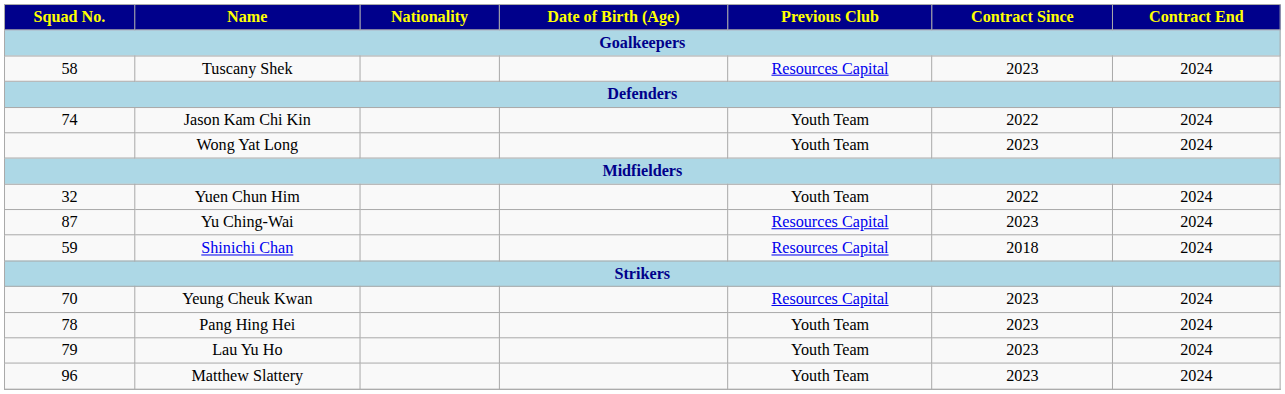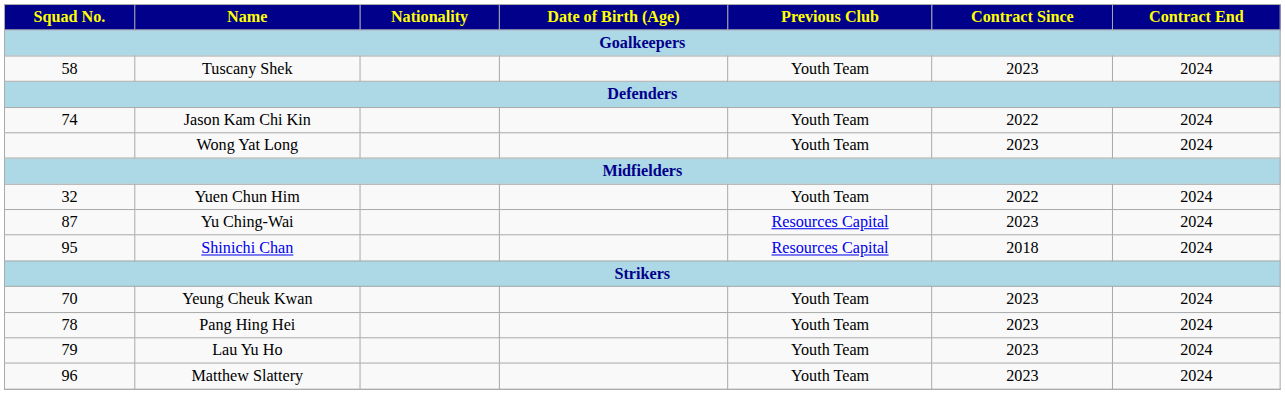(830, 68) Resources Capital -> (830, 68) Youth Team
(69, 247) 59 -> (69, 247) 95
(830, 299) Resources Capital -> (830, 299) Youth Team
